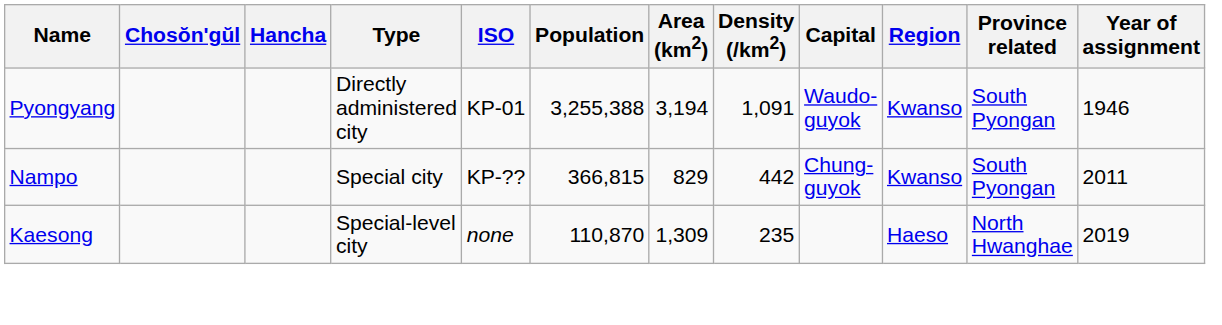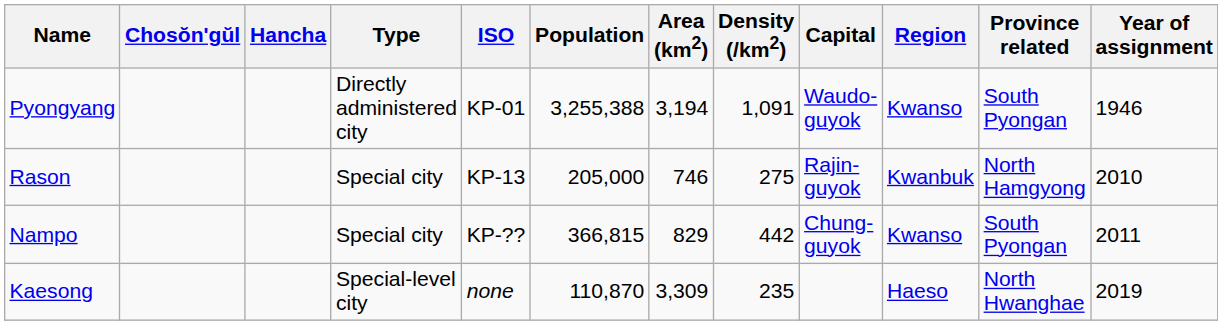+ row: (40, 177)
(682, 234) 1,309 -> (682, 291) 3,309
